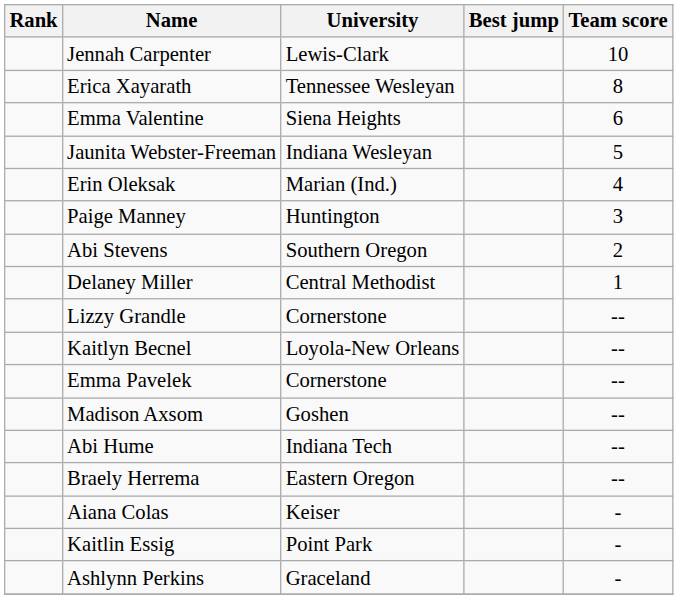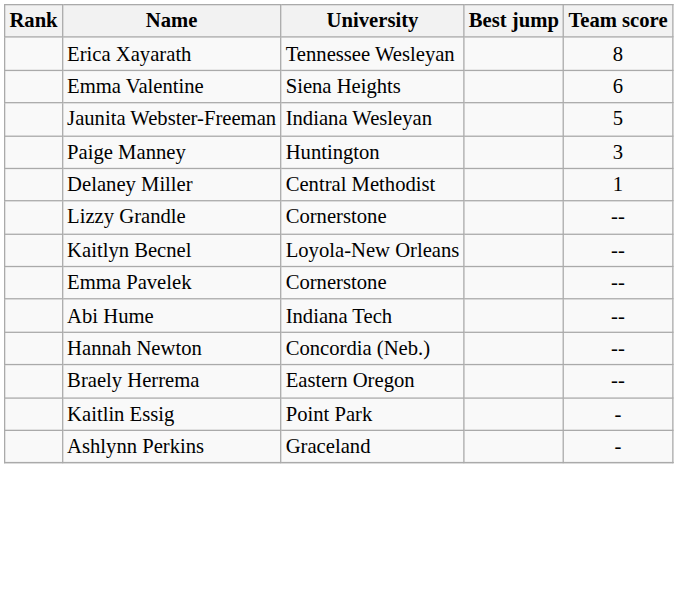- row: (139, 53)
- row: (121, 184)
- row: (117, 250)
- row: (135, 413)
+ row: (134, 348)
- row: (118, 511)
